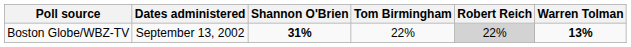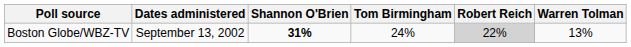(403, 33) 22% -> (403, 33) 24%
(581, 33) bold -> (581, 33) normal
